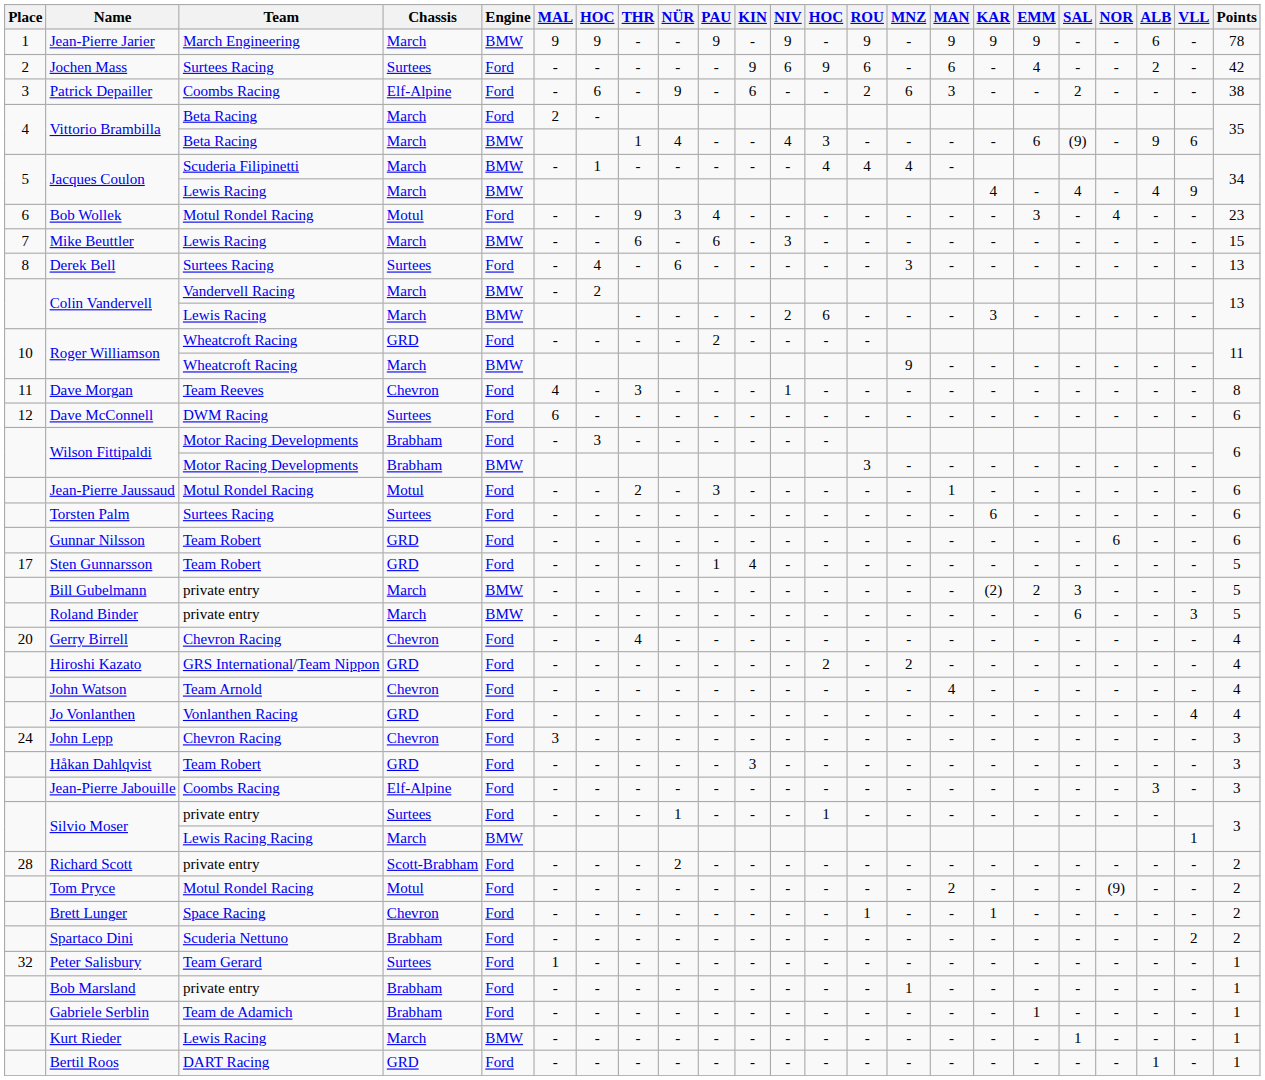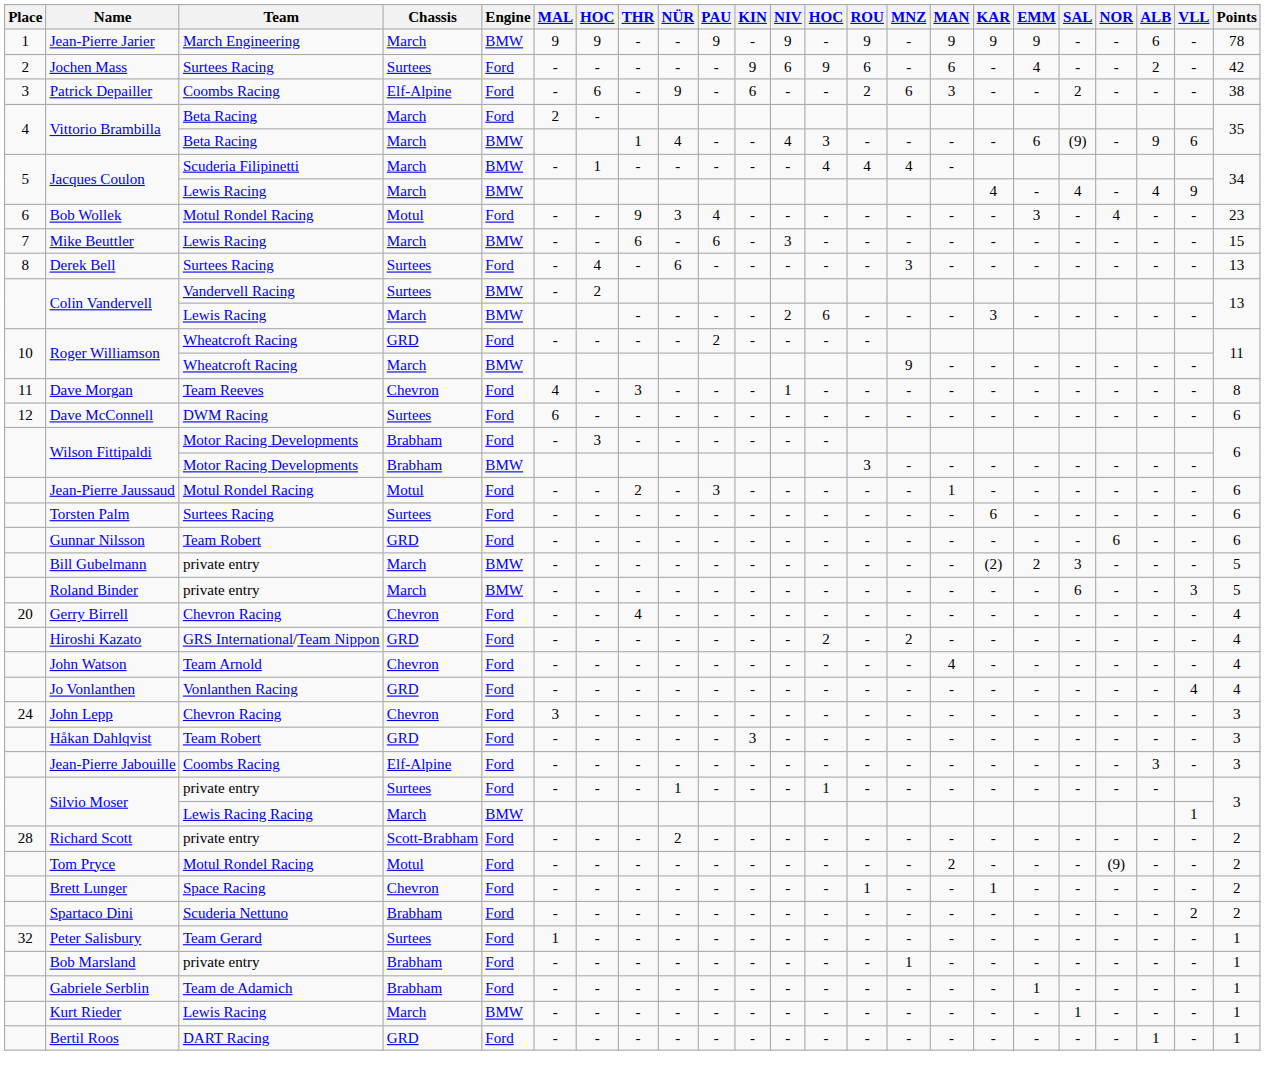(407, 290) March -> (409, 290) Surtees
- row: (101, 564)
